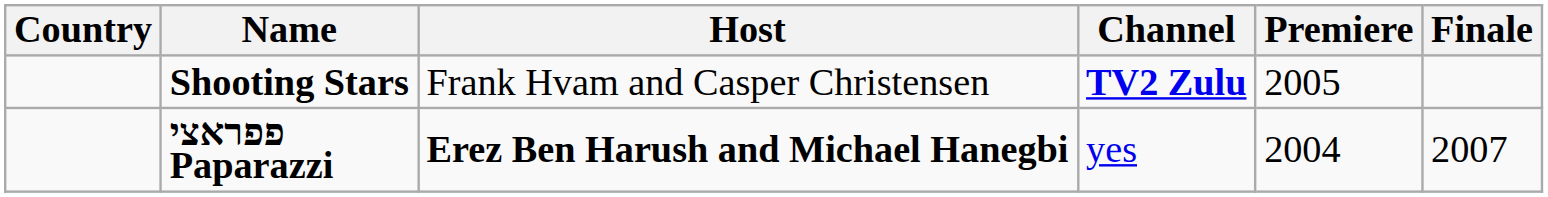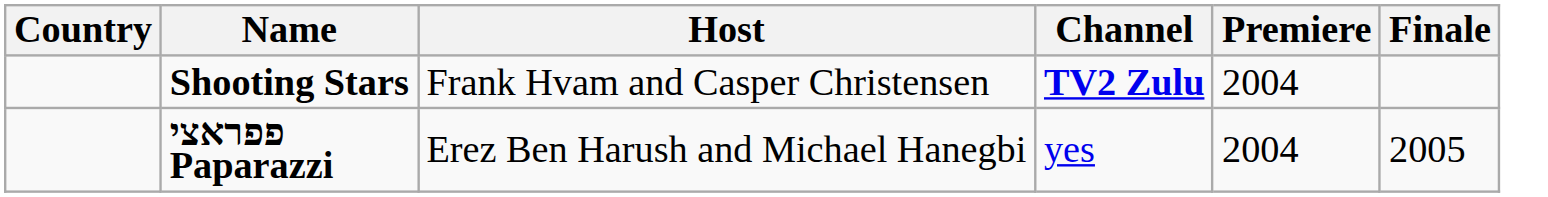(1302, 81) 2005 -> (1260, 81) 2004
(747, 148) bold -> (726, 148) normal
(1469, 148) 2007 -> (1427, 148) 2005
